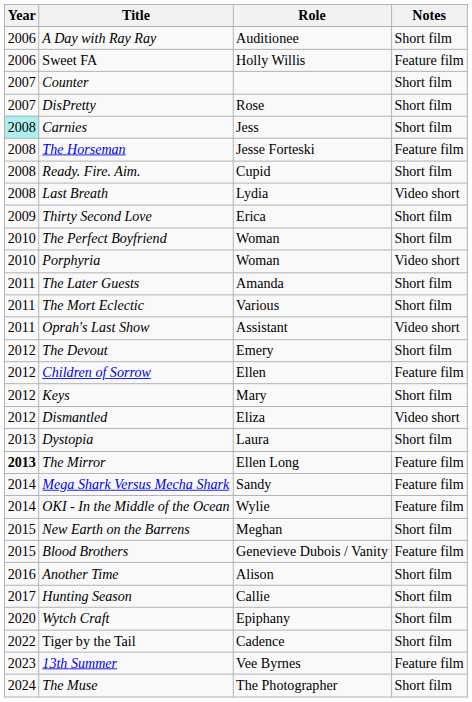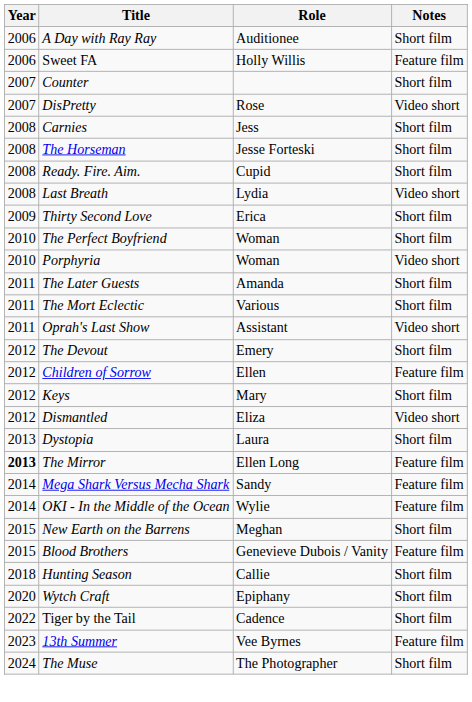(423, 104) Short film -> (427, 104) Video short
(22, 127) paleturquoise background -> (22, 127) no background
(429, 149) Feature film -> (423, 149) Short film
- row: (80, 573)
(22, 596) 2017 -> (22, 573) 2018
